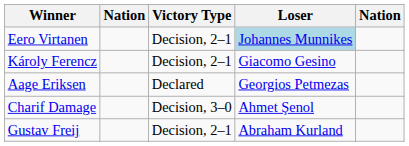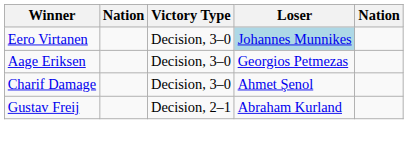(192, 38) Decision, 2–1 -> (191, 38) Decision, 3–0
- row: (52, 61)
(178, 84) Declared -> (191, 61) Decision, 3–0
